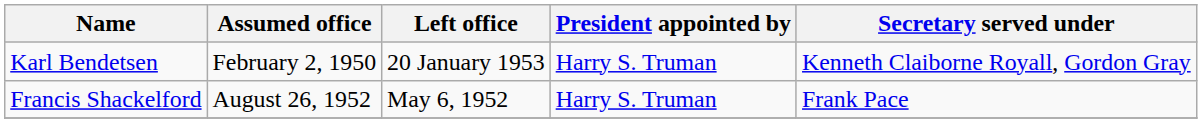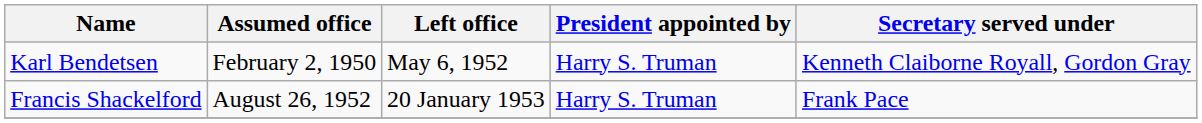(466, 61) 20 January 1953 -> (448, 61) May 6, 1952
(448, 99) May 6, 1952 -> (466, 99) 20 January 1953
